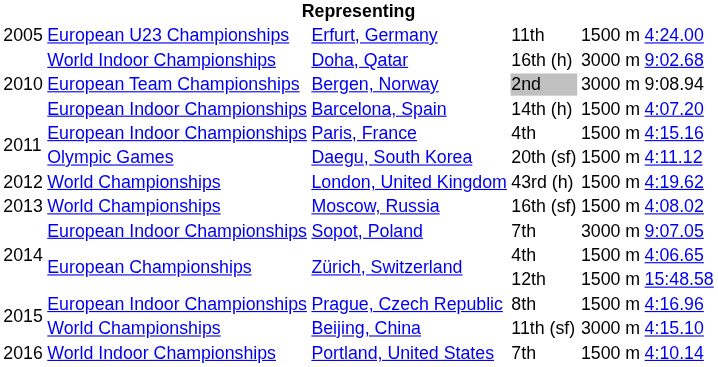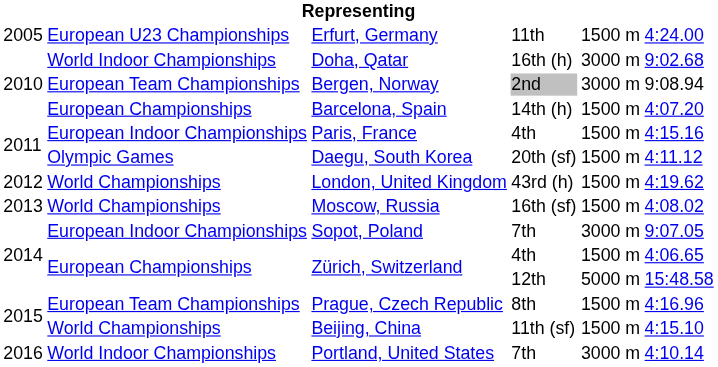(177, 108) European Indoor Championships -> (149, 108) European Championships
(611, 279) 1500 m -> (611, 279) 5000 m
(177, 304) European Indoor Championships -> (173, 304) European Team Championships
(611, 328) 3000 m -> (611, 328) 1500 m
(611, 353) 1500 m -> (611, 353) 3000 m
